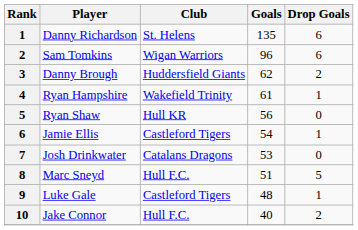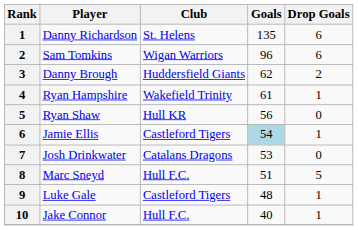(266, 134) no background -> (266, 134) lightblue background
(319, 214) 2 -> (319, 214) 1
